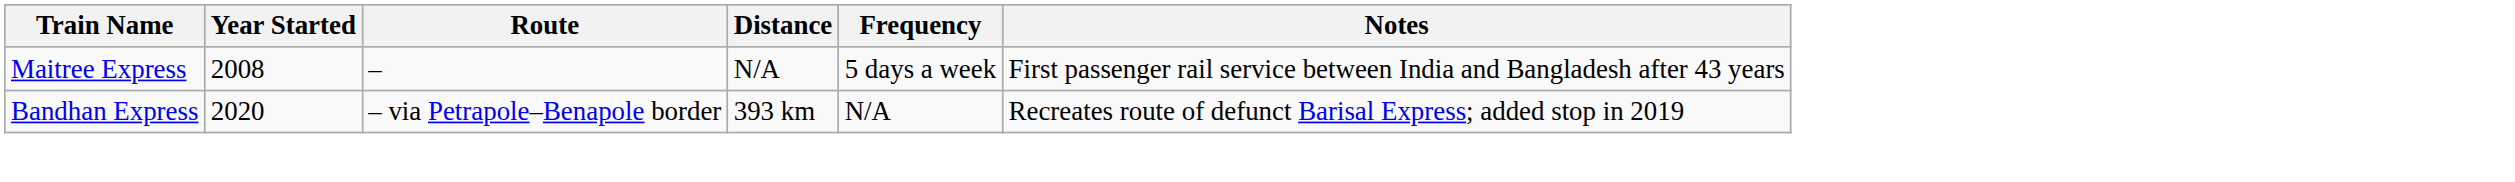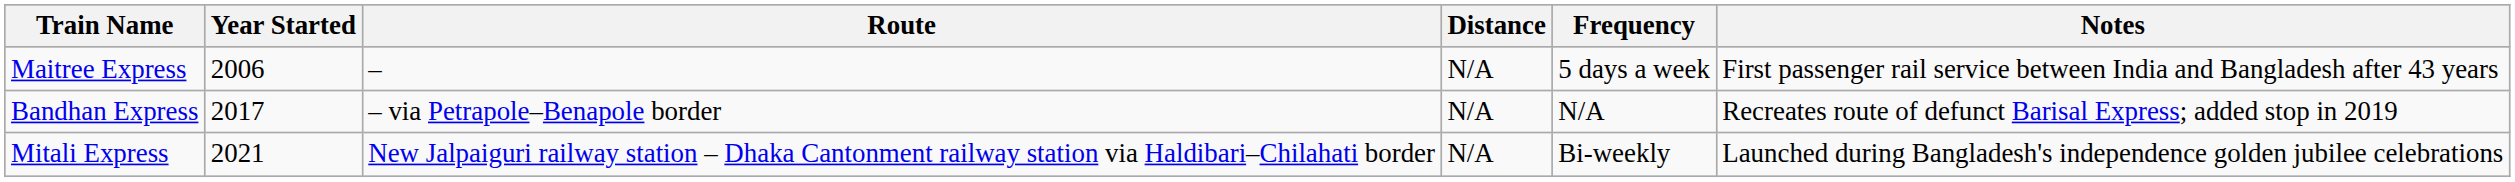(238, 68) 2008 -> (238, 68) 2006
(238, 111) 2020 -> (238, 111) 2017
(774, 111) 393 km -> (1471, 111) N/A
+ row: (90, 153)
